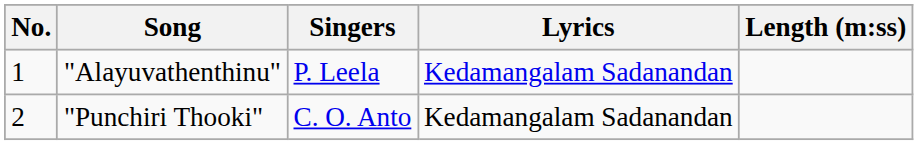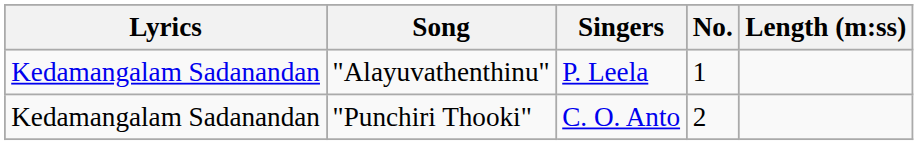columns swapped: (31, 27) <-> (578, 27)
